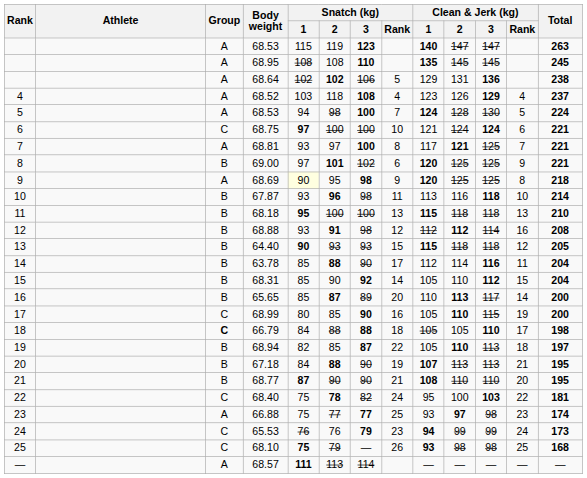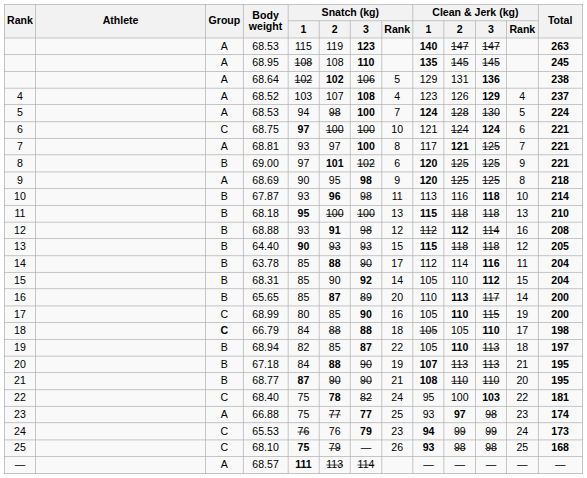(335, 96) 118 -> (335, 96) 107
(303, 180) lightyellow background -> (303, 180) no background
